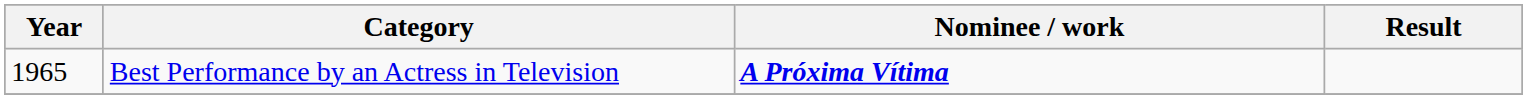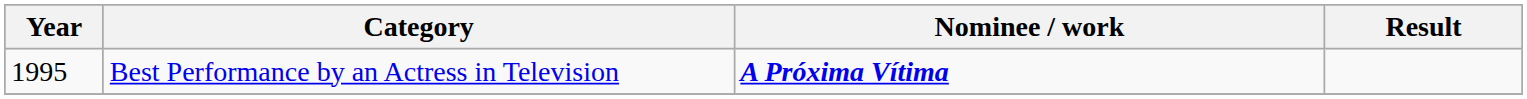(39, 71) 1965 -> (39, 71) 1995
